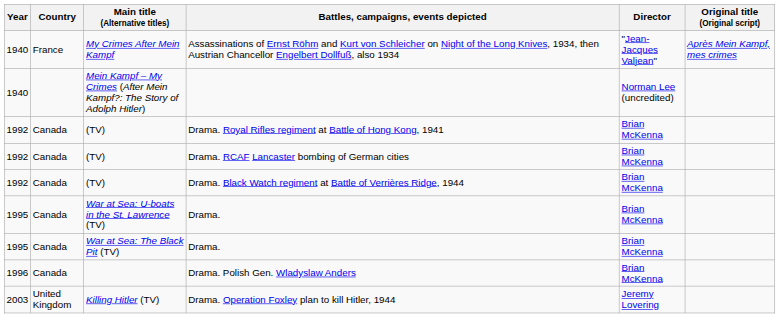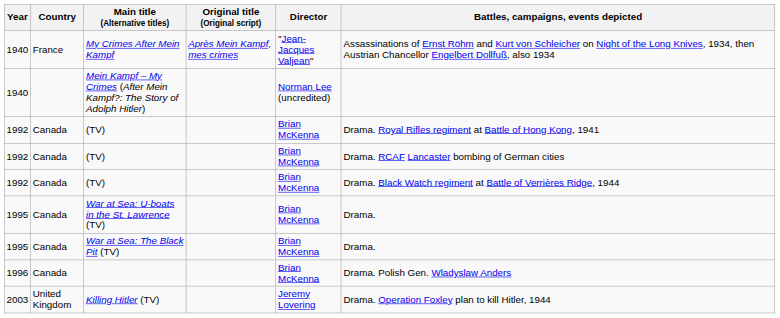columns swapped: (730, 17) <-> (403, 17)
